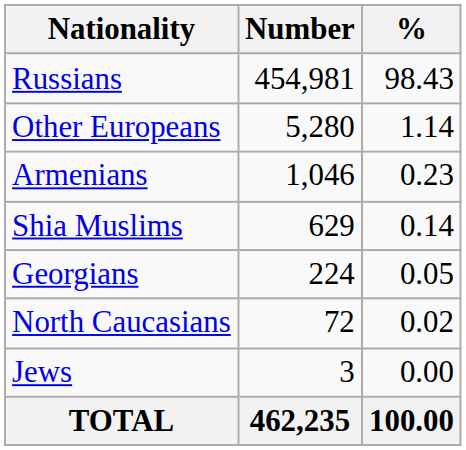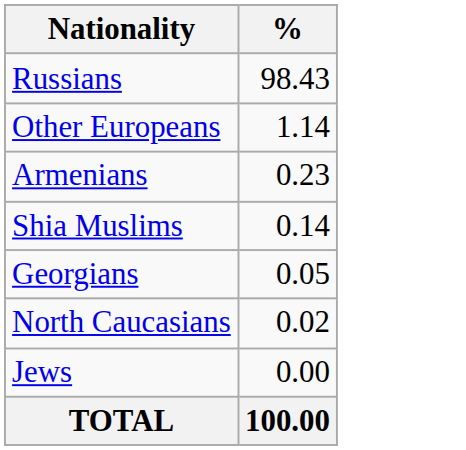- column: (300, 28)
